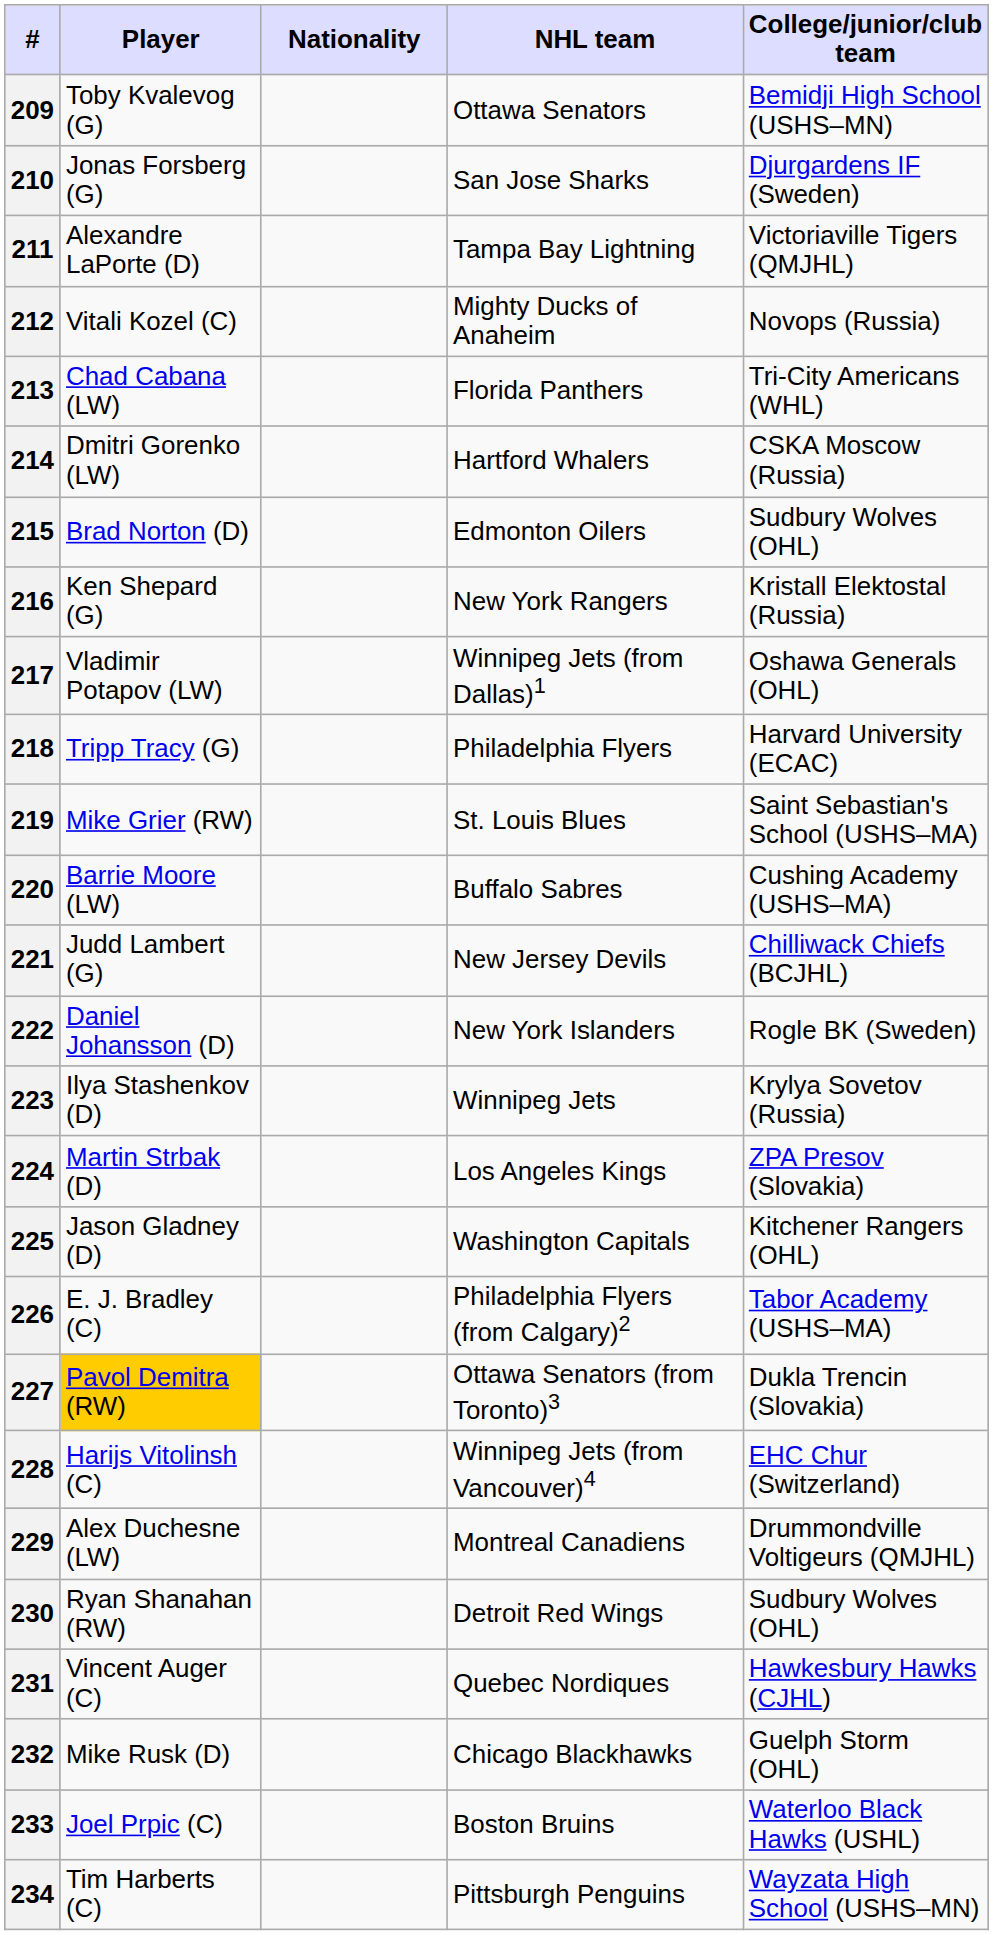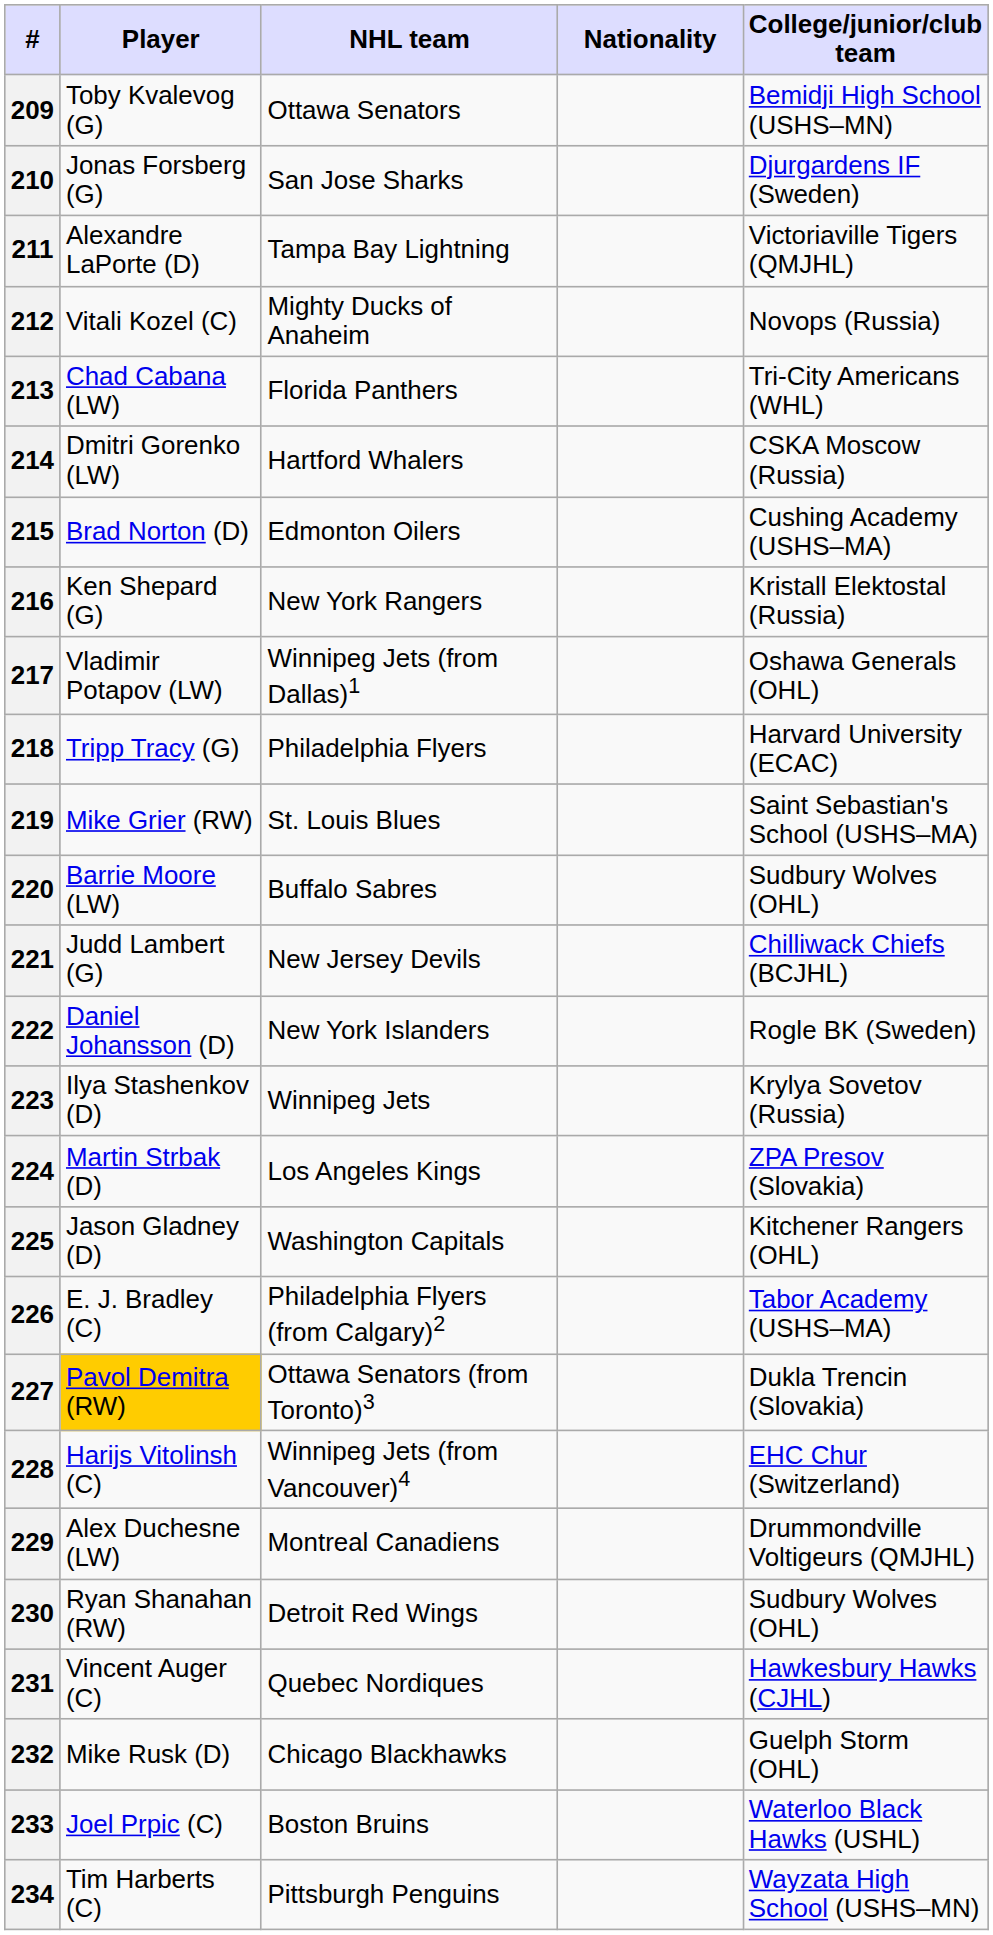columns swapped: (354, 39) <-> (595, 39)
(843, 531) Sudbury Wolves (OHL) -> (853, 531) Cushing Academy (USHS–MA)
(853, 889) Cushing Academy (USHS–MA) -> (843, 889) Sudbury Wolves (OHL)
